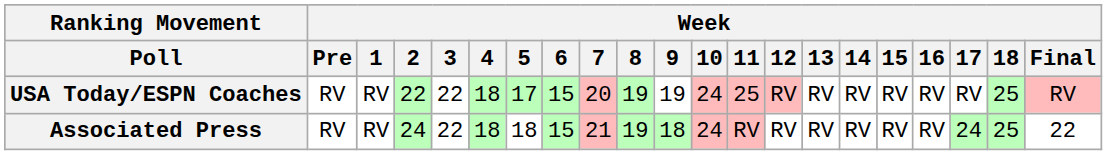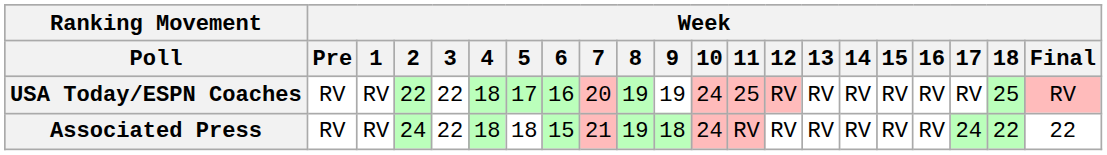(561, 95) 15 -> (561, 95) 16
(1006, 131) 25 -> (1006, 131) 22
